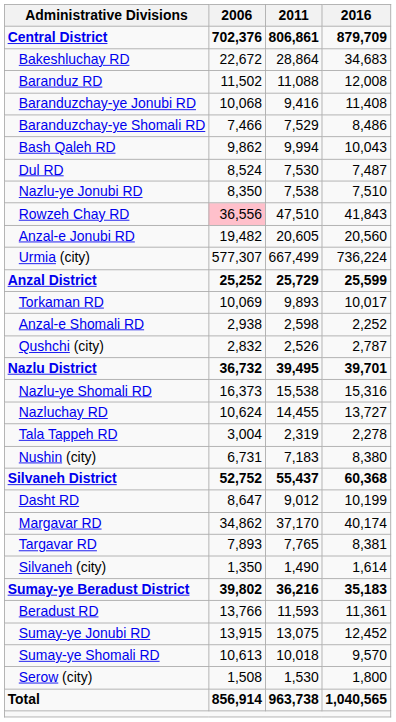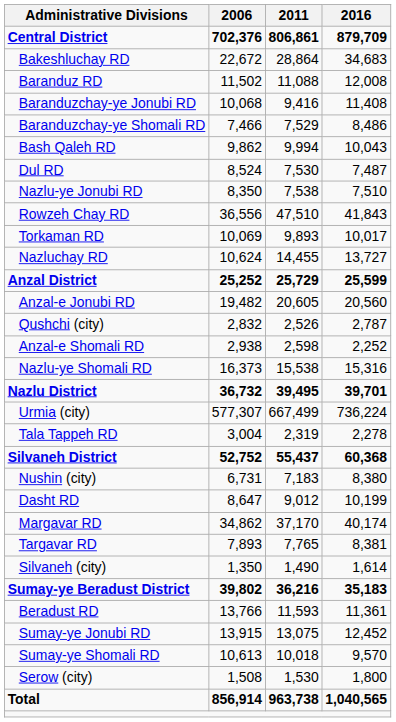(241, 214) pink background -> (241, 214) no background
rows swapped: (61, 302) <-> (77, 236)
rows swapped: (54, 258) <-> (63, 412)
rows swapped: (81, 324) <-> (61, 346)
rows swapped: (52, 368) <-> (85, 390)
rows swapped: (57, 457) <-> (62, 479)
